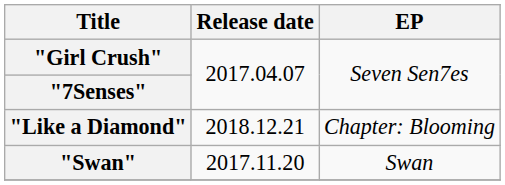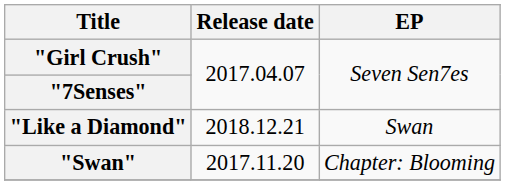(409, 127) Chapter: Blooming -> (409, 127) Swan
(409, 162) Swan -> (409, 162) Chapter: Blooming
